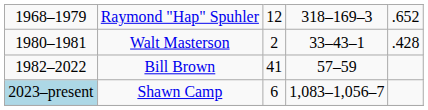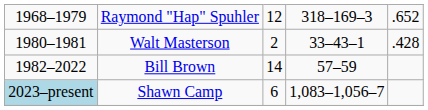(274, 67) 41 -> (274, 67) 14
